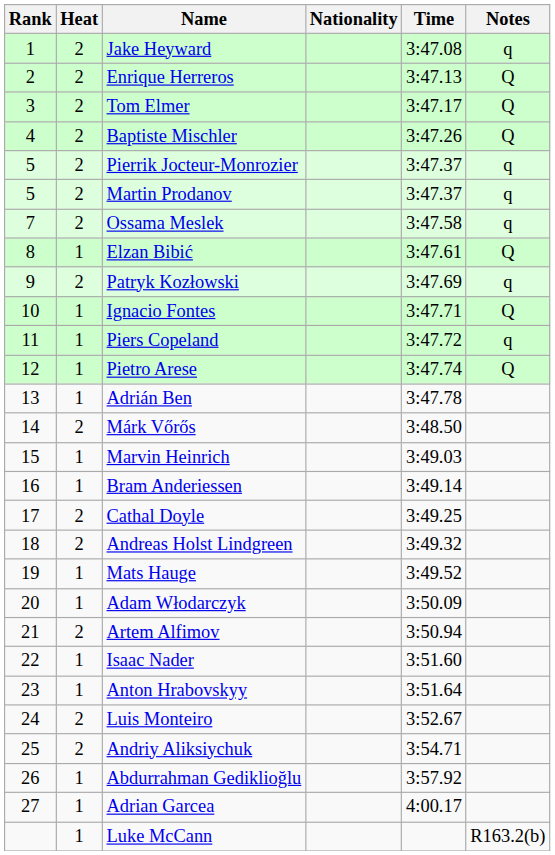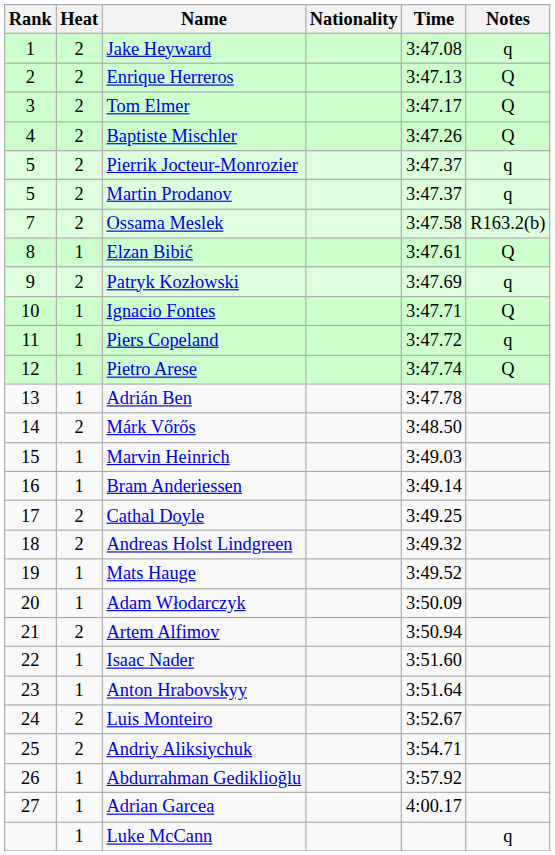(508, 223) q -> (508, 223) R163.2(b)
(508, 836) R163.2(b) -> (508, 836) q
